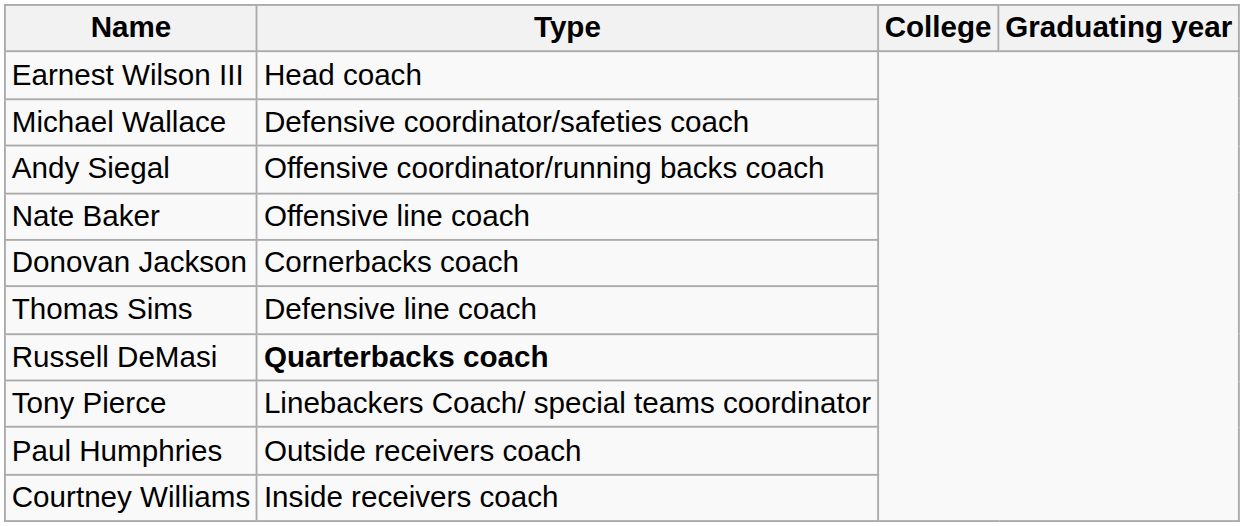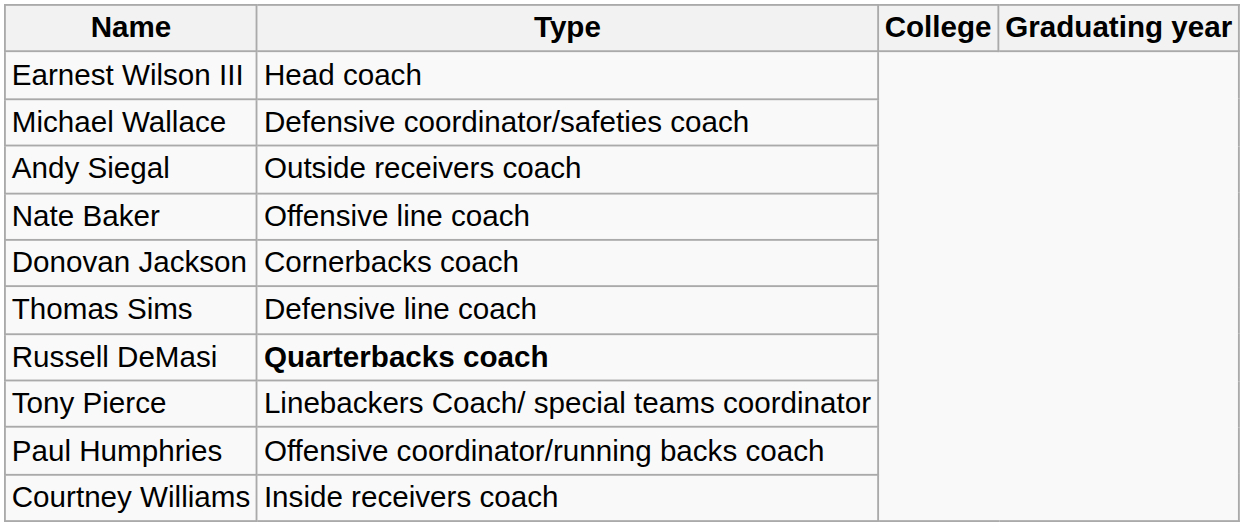(544, 168) Offensive coordinator/running backs coach -> (423, 168) Outside receivers coach
(423, 450) Outside receivers coach -> (544, 450) Offensive coordinator/running backs coach
